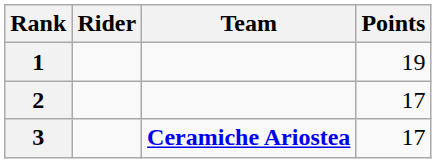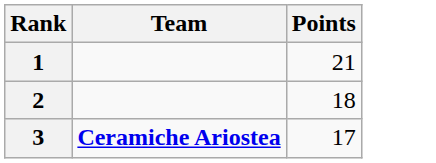- column: (107, 23)
(413, 61) 19 -> (344, 61) 21
(413, 99) 17 -> (344, 99) 18
